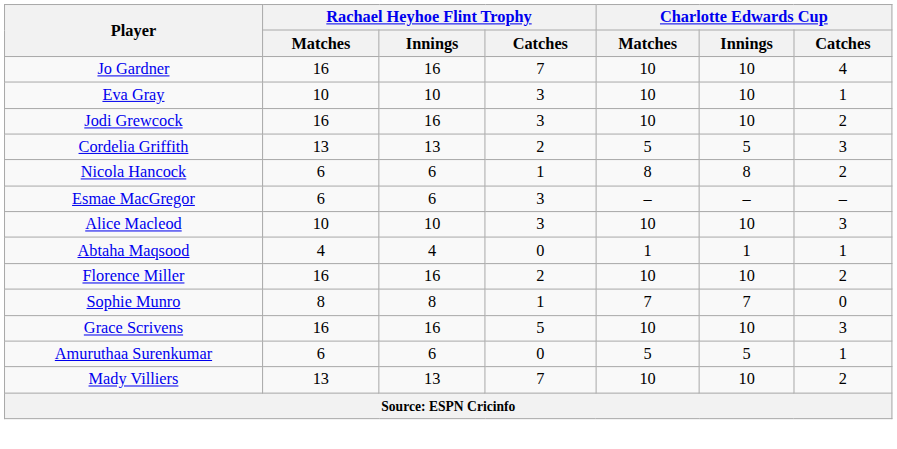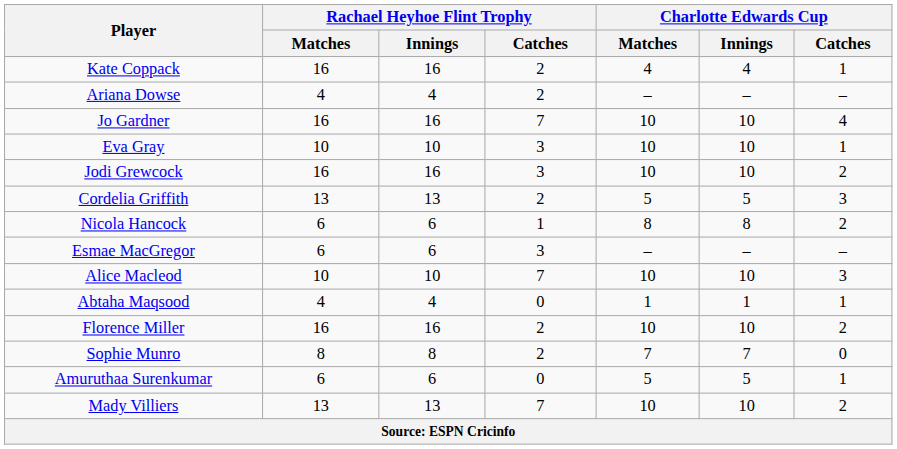+ row: (133, 69)
+ row: (133, 95)
(540, 224) 3 -> (540, 276) 7
(540, 302) 1 -> (540, 353) 2
- row: (133, 328)
